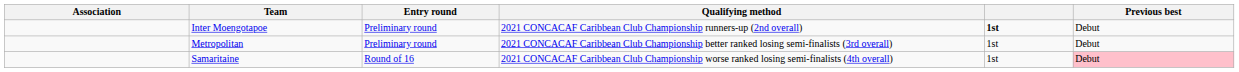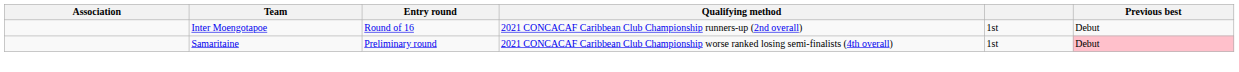(401, 28) Preliminary round -> (389, 28) Round of 16
(993, 28) bold -> (992, 28) normal
- row: (217, 43)
(389, 59) Round of 16 -> (401, 43) Preliminary round
